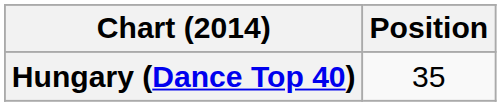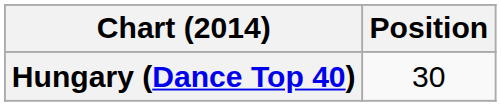(429, 76) 35 -> (429, 76) 30
